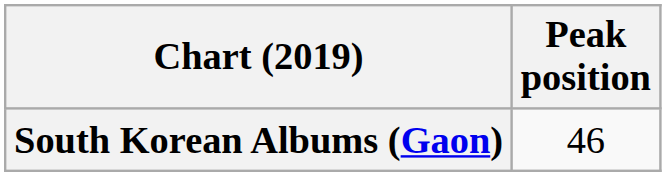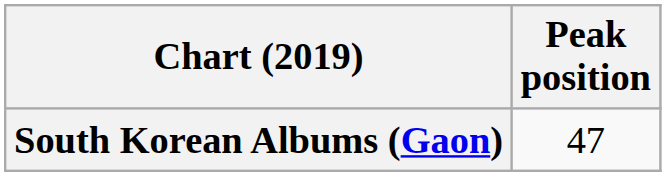(586, 139) 46 -> (586, 139) 47
